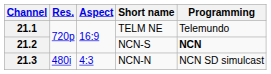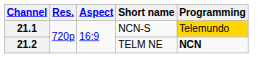(140, 28) TELM NE -> (134, 28) NCN-S
(204, 28) no background -> (204, 28) gold background
(134, 45) NCN-S -> (140, 45) TELM NE
- row: (27, 61)
